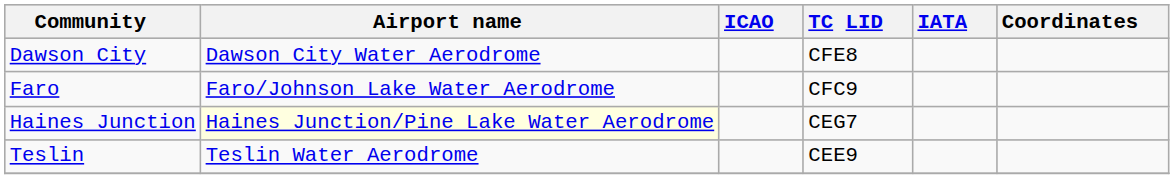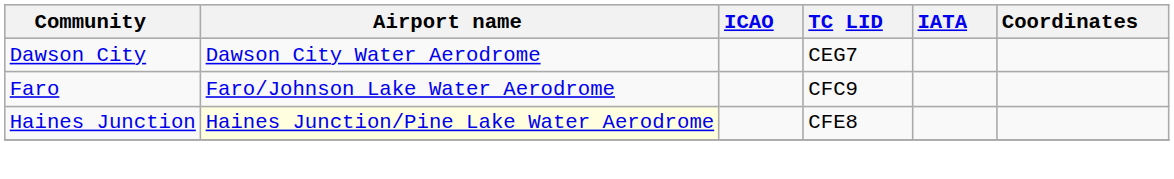(833, 55) CFE8 -> (833, 55) CEG7
(833, 123) CEG7 -> (833, 123) CFE8
- row: (47, 156)
